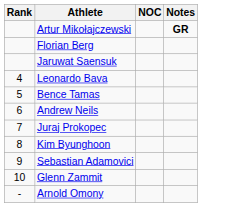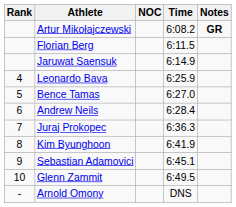+ column: (181, 12)
